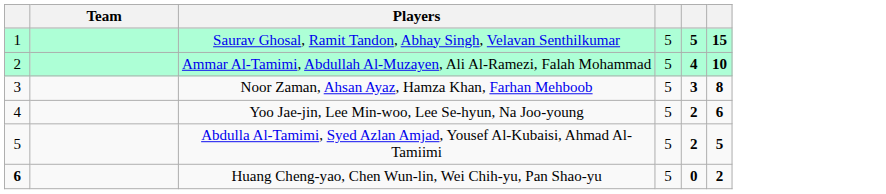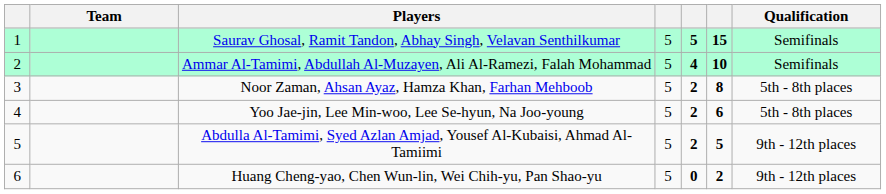+ column: (806, 16)
(694, 87) 3 -> (694, 87) 2
(17, 176) bold -> (17, 176) normal
